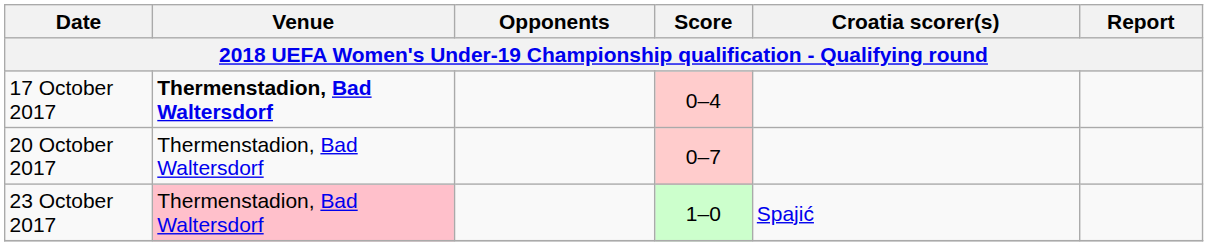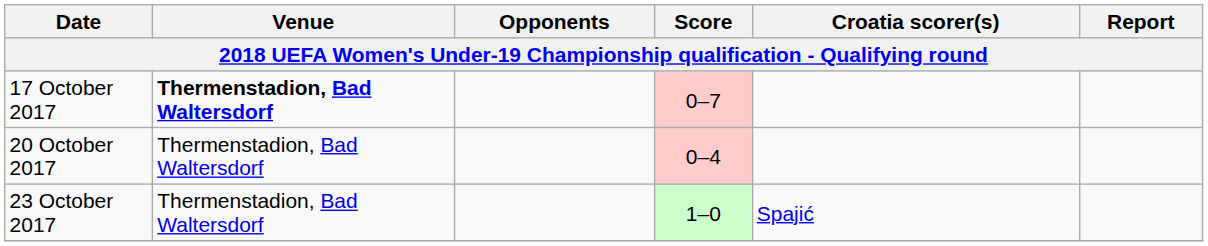(703, 100) 0–4 -> (703, 100) 0–7
(703, 156) 0–7 -> (703, 156) 0–4
(257, 213) pink background -> (257, 213) no background
